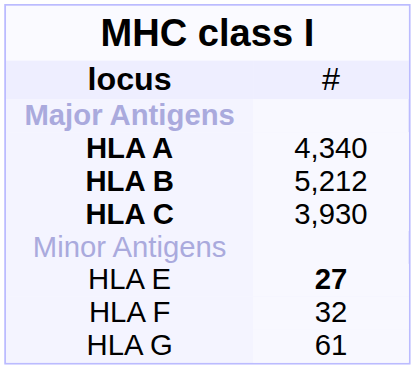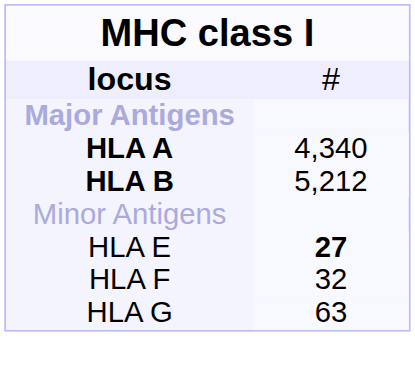- row: (130, 214)
(331, 345) 61 -> (331, 312) 63
